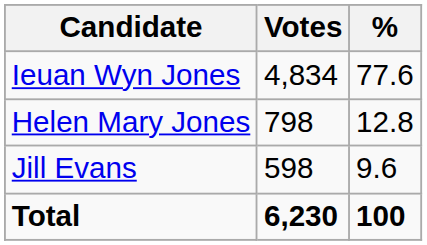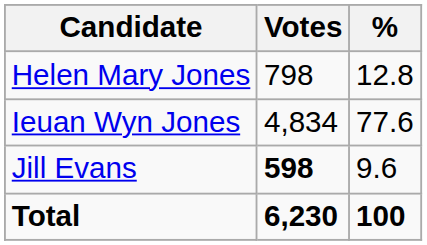rows swapped: (126, 74) <-> (131, 121)
(289, 168) normal -> (289, 168) bold
